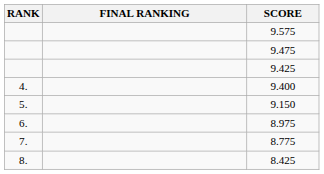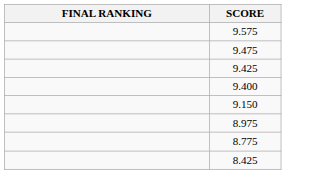- column: (23, 13)
